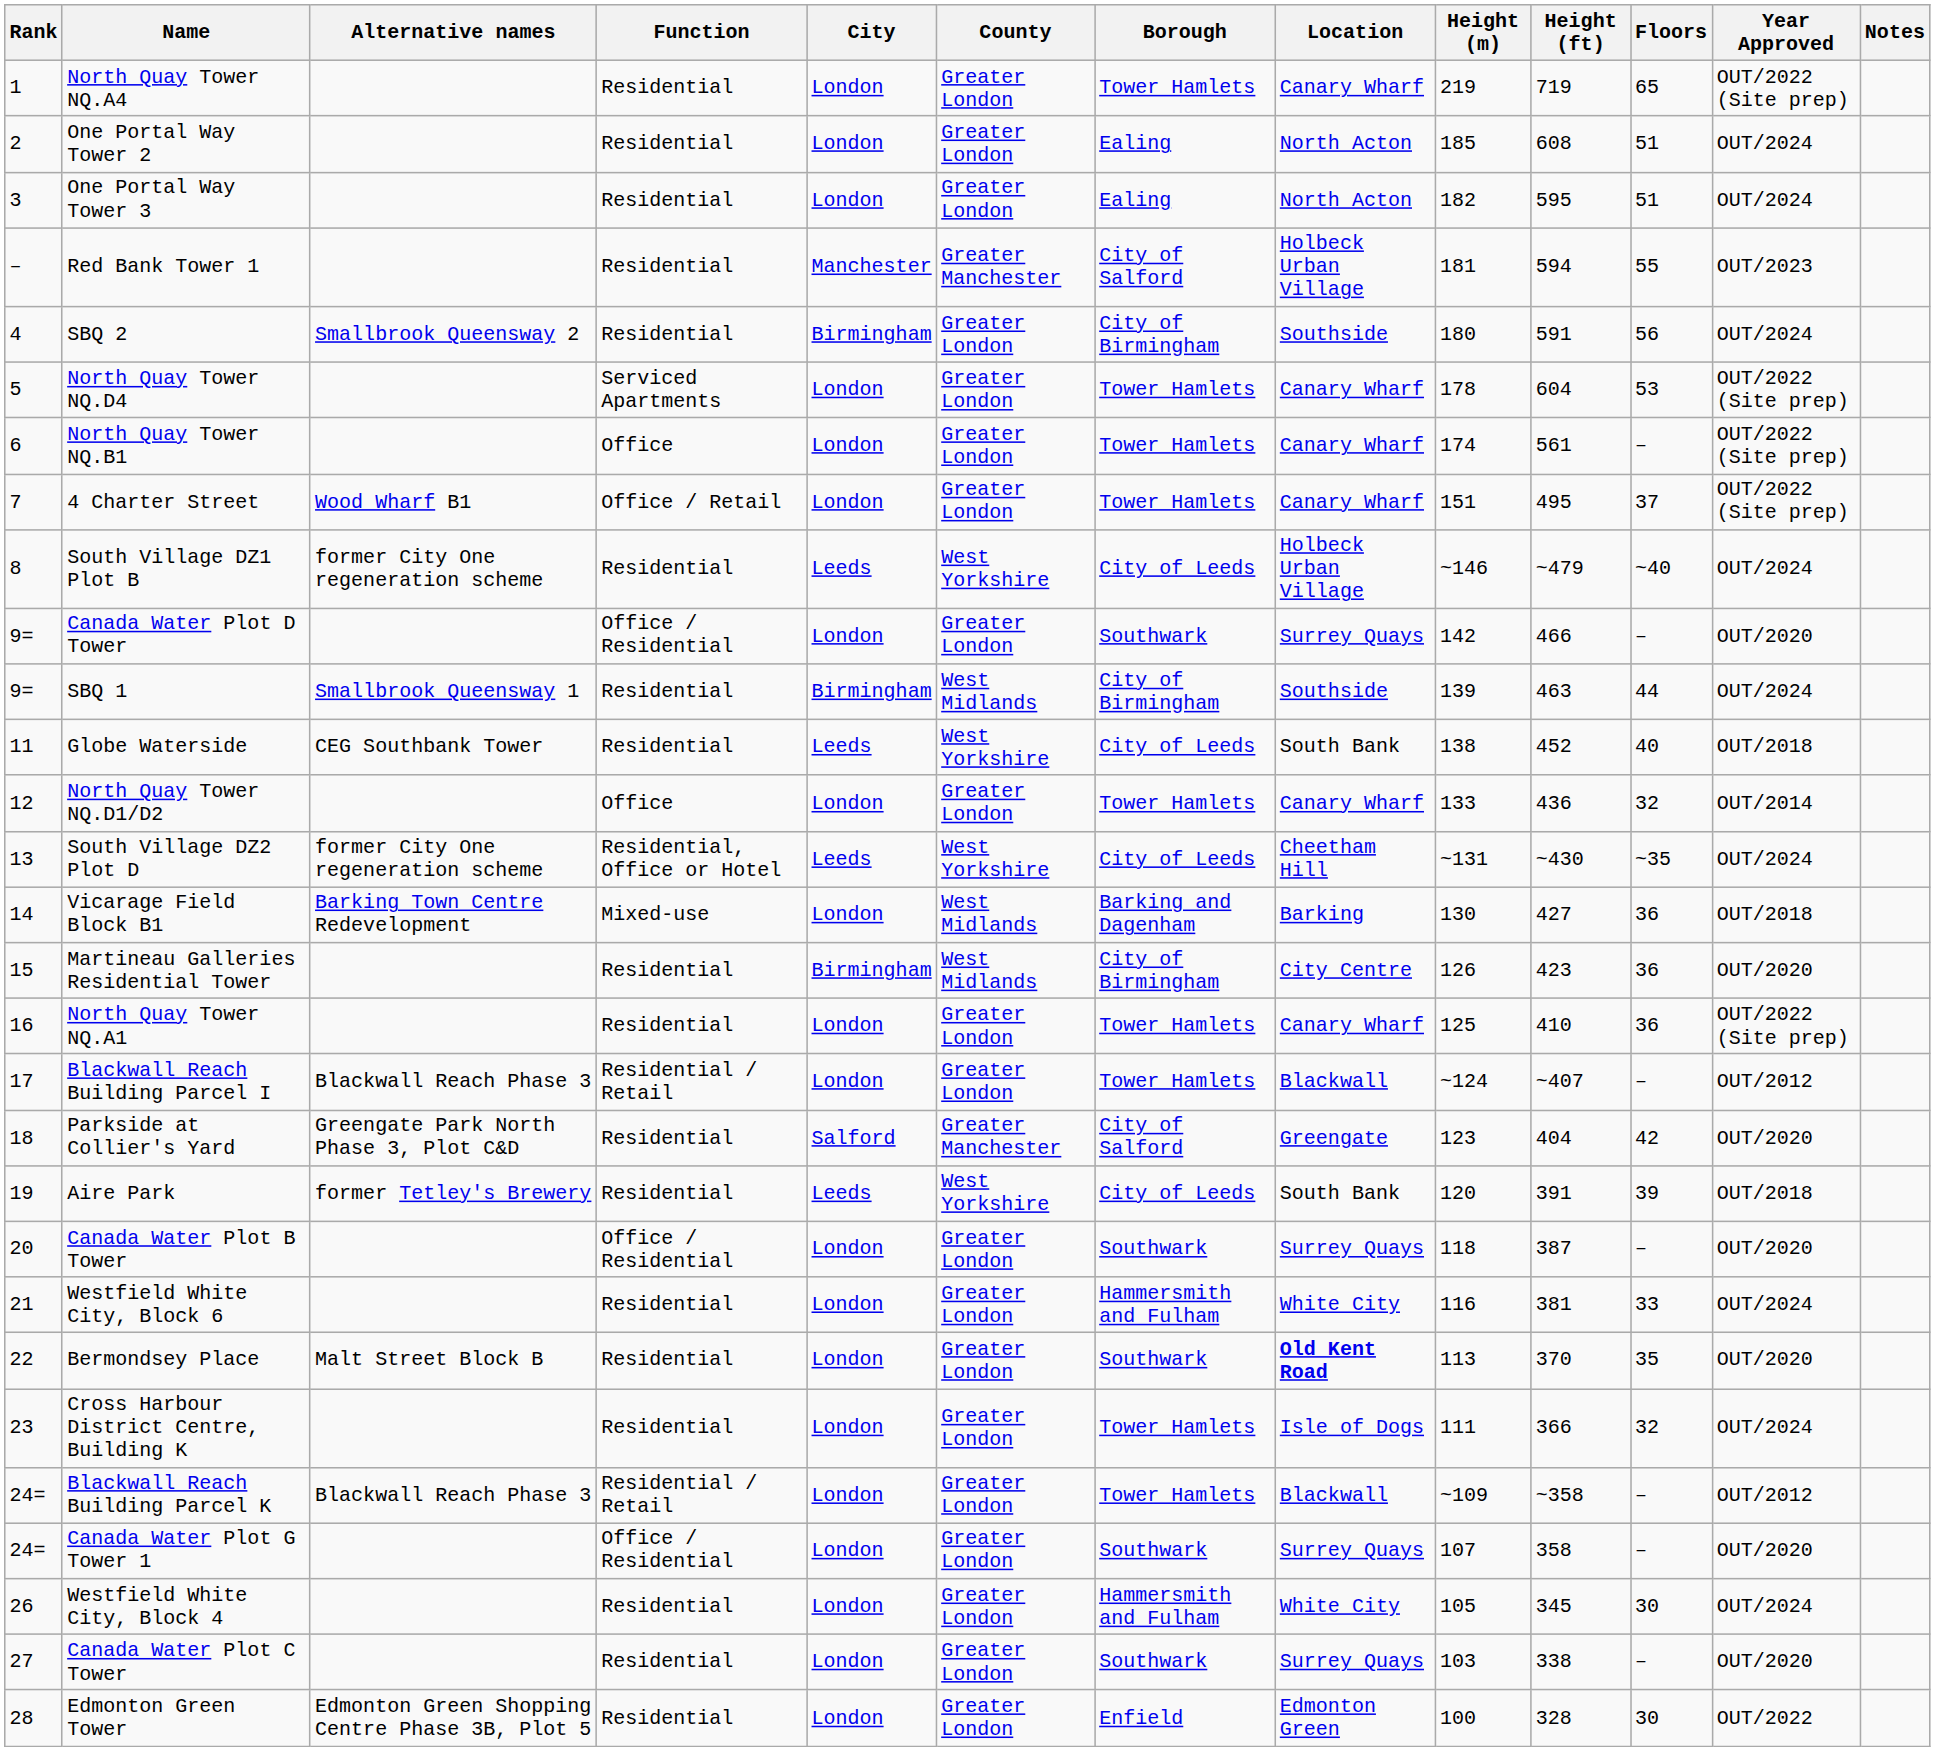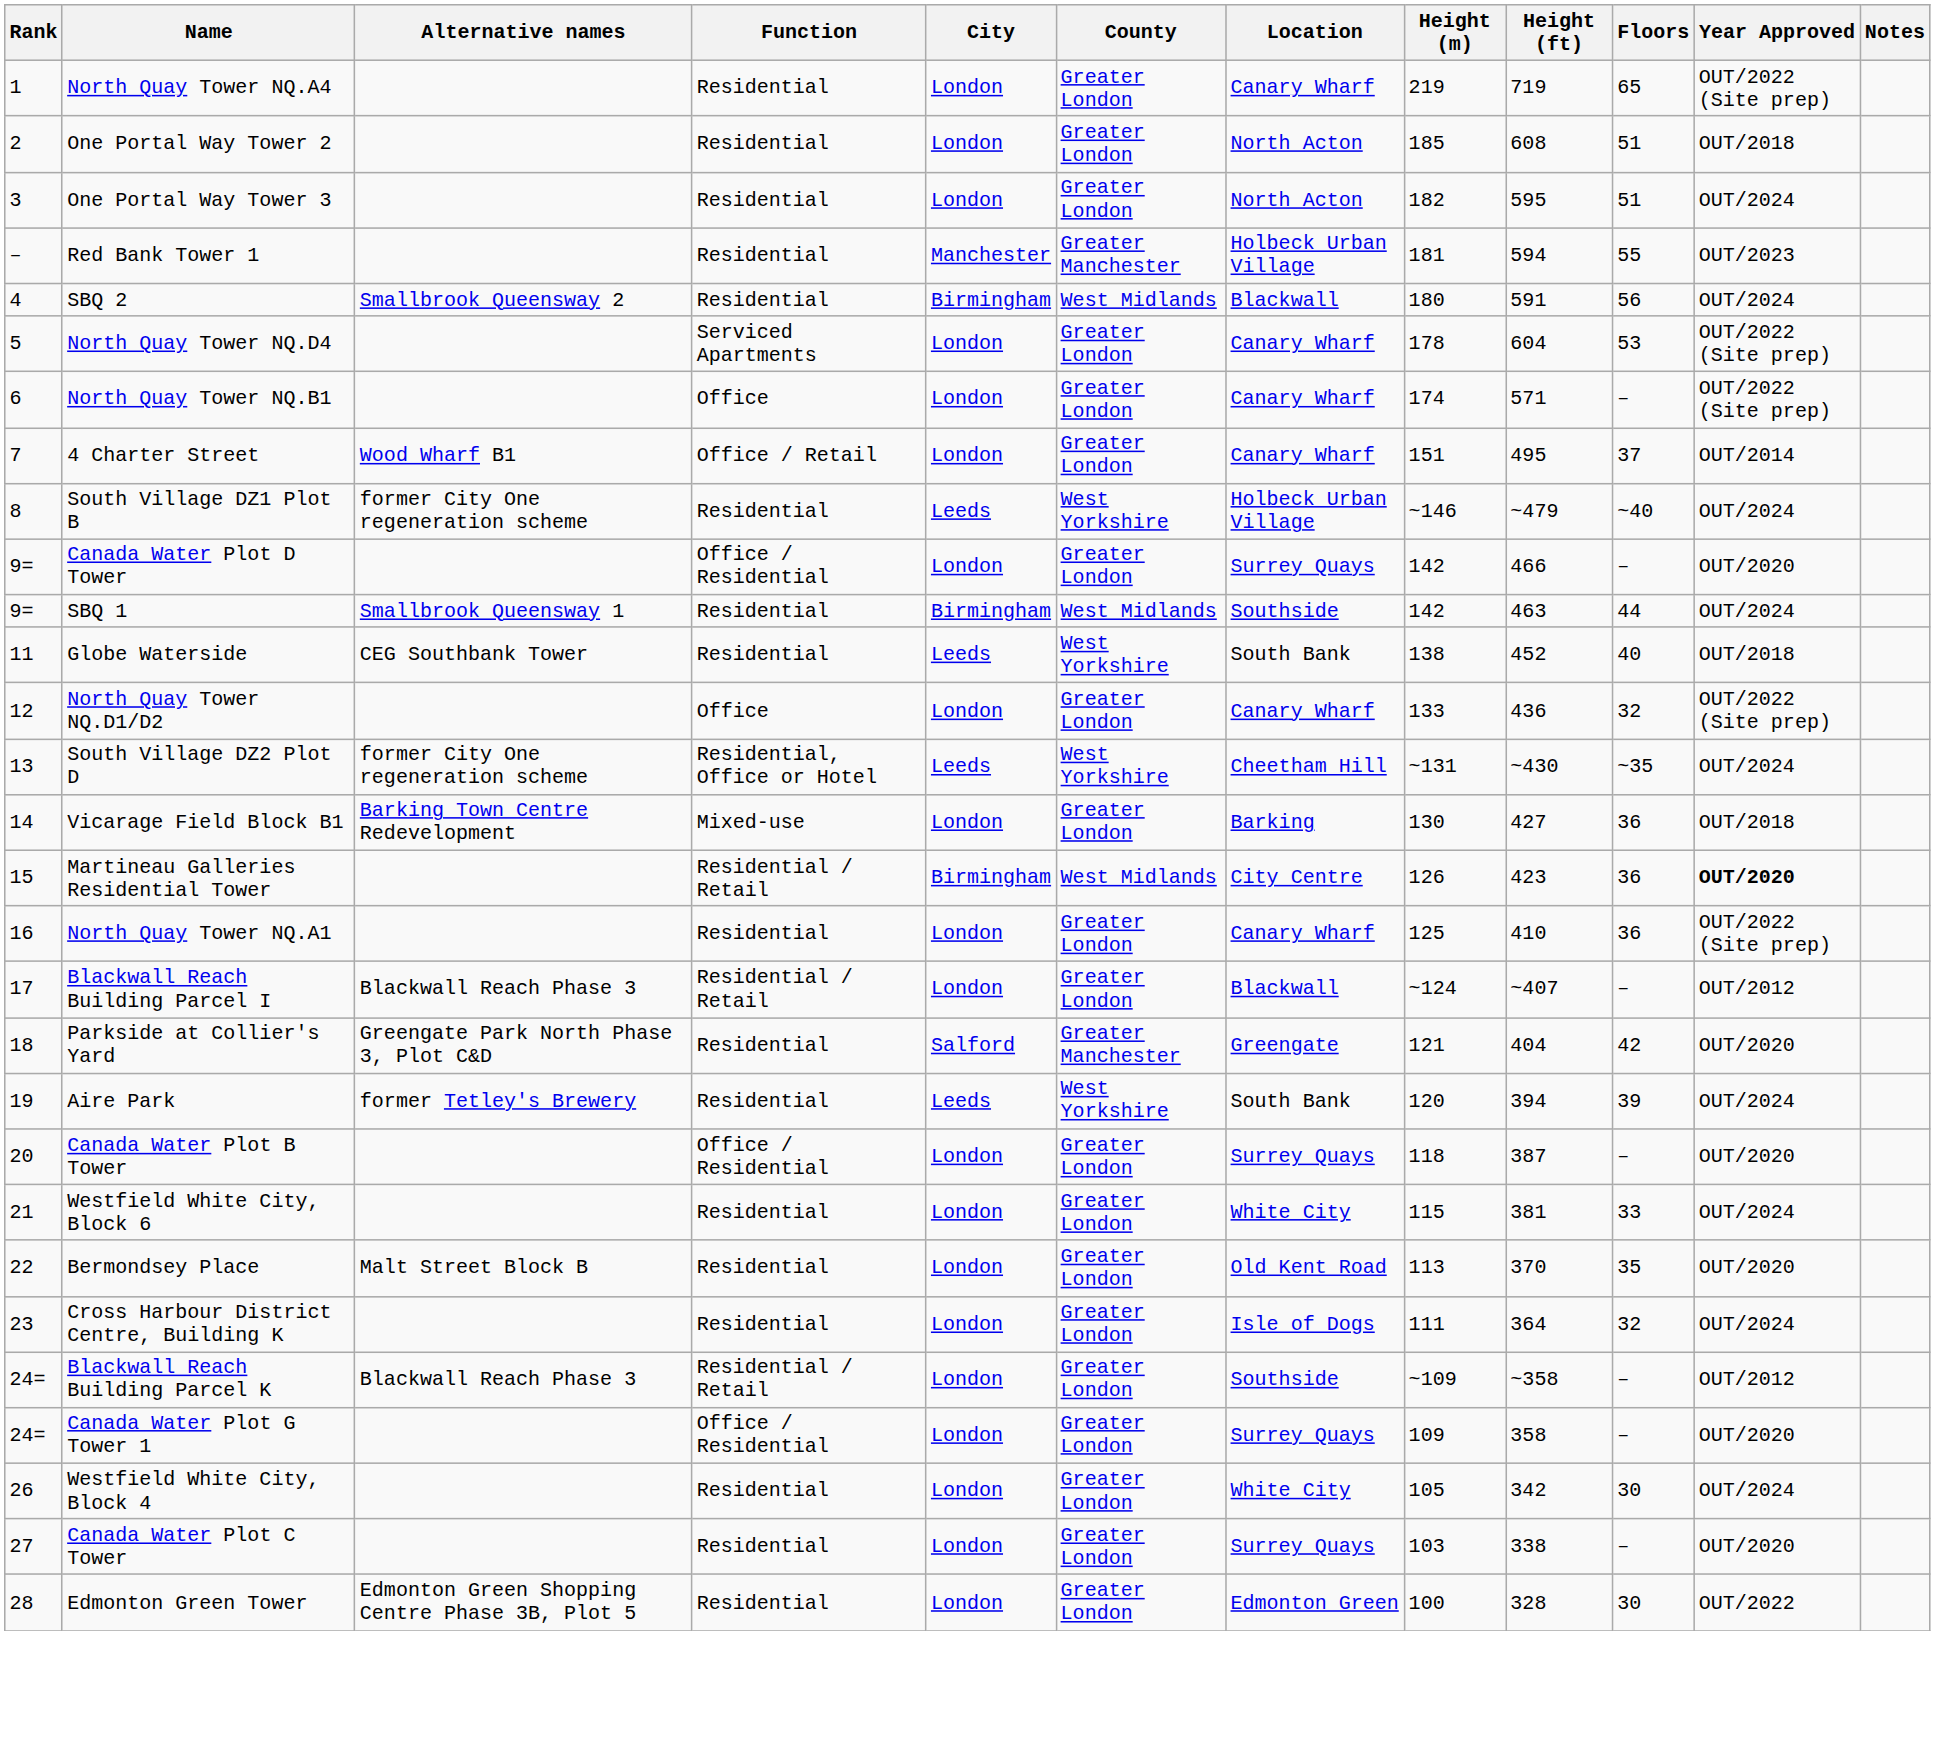- column: (1185, 33)
(1765, 144) OUT/2024 -> (1747, 144) OUT/2018
(983, 334) Greater London -> (1139, 300) West Midlands
(1334, 334) Southside -> (1285, 300) Blackwall
(1554, 446) 561 -> (1528, 400) 571
(1783, 502) OUT/2022 (Site prep) -> (1747, 455) OUT/2014
(1458, 692) 139 -> (1427, 611) 142
(1765, 803) OUT/2014 -> (1765, 711) OUT/2022 (Site prep)
(989, 915) West Midlands -> (1103, 822) Greater London
(667, 970) Residential -> (775, 878) Residential / Retail
(1765, 970) normal -> (1747, 878) bold
(1458, 1138) 123 -> (1427, 1045) 121
(1554, 1193) 391 -> (1528, 1101) 394
(1765, 1193) OUT/2018 -> (1747, 1101) OUT/2024
(1458, 1305) 116 -> (1427, 1212) 115
(1328, 1361) bold -> (1309, 1268) normal
(1554, 1428) 366 -> (1528, 1324) 364
(1334, 1495) Blackwall -> (1285, 1380) Southside
(1458, 1551) 107 -> (1427, 1435) 109
(1554, 1607) 345 -> (1528, 1491) 342
